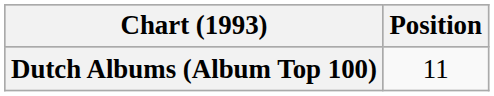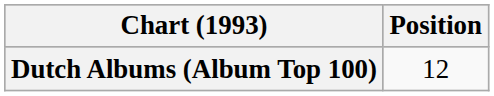(436, 68) 11 -> (436, 68) 12
